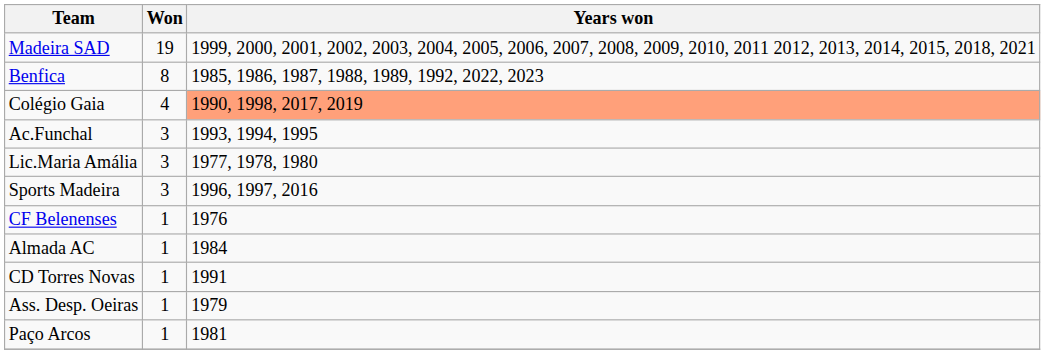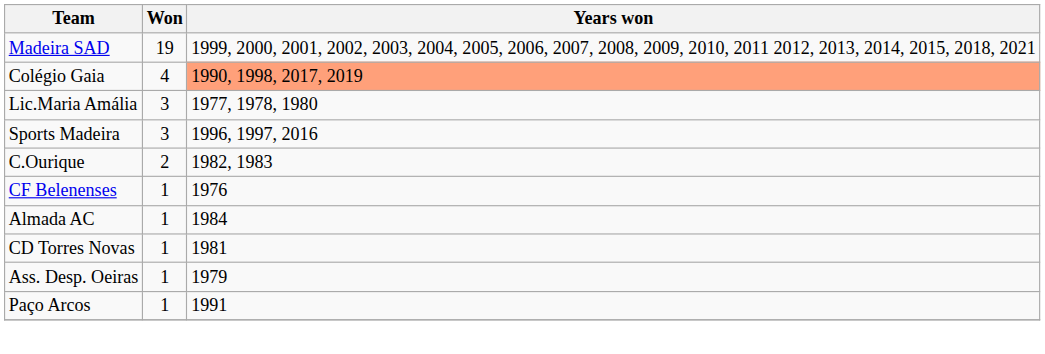- row: (37, 76)
- row: (51, 133)
+ row: (47, 162)
(209, 276) 1991 -> (209, 248) 1981
(209, 334) 1981 -> (209, 305) 1991
